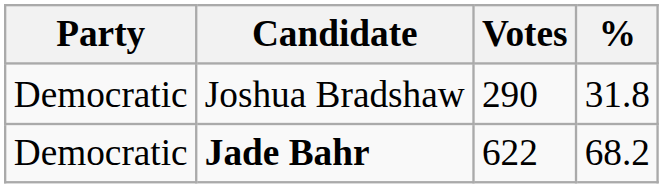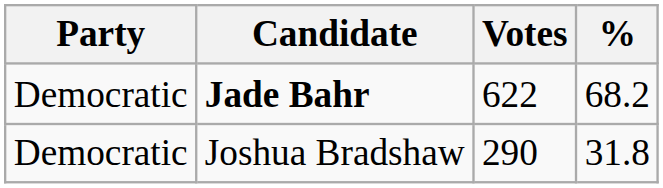rows swapped: (287, 152) <-> (335, 93)
